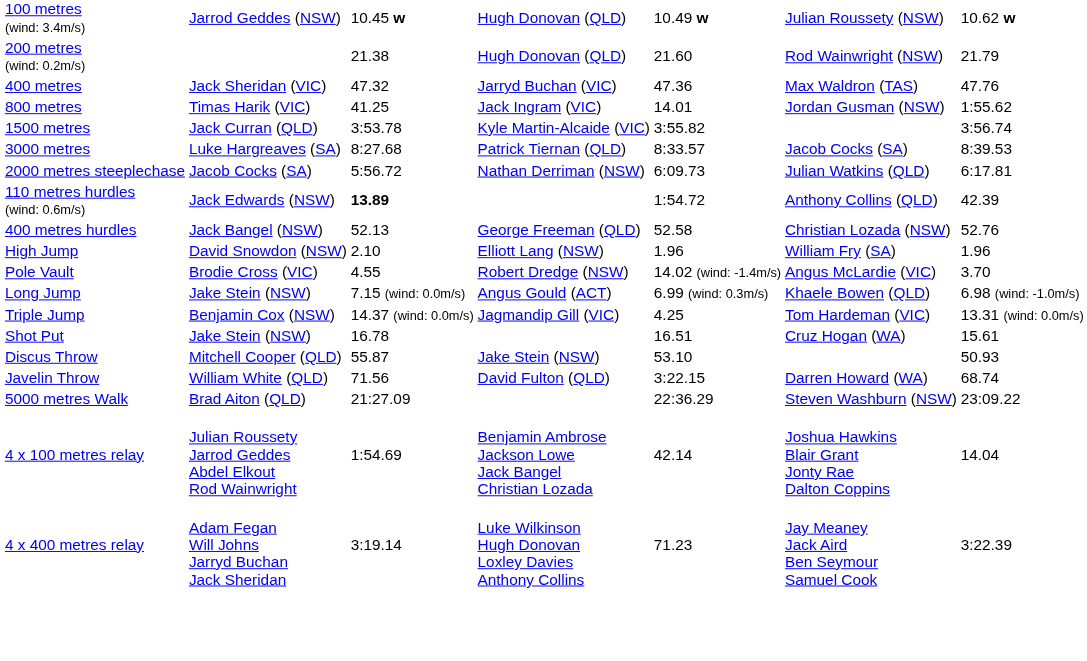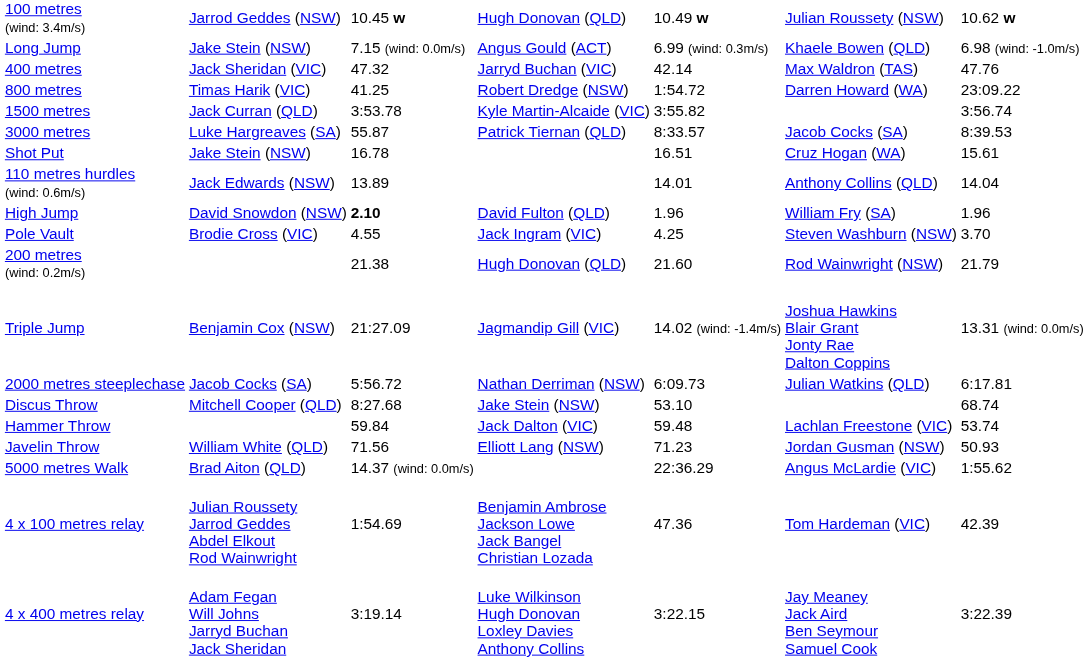rows swapped: (45, 56) <-> (43, 293)
(673, 86) 47.36 -> (673, 69) 42.14
(539, 107) Jack Ingram (VIC) -> (553, 90) Robert Dredge (NSW)
(673, 107) 14.01 -> (679, 90) 1:54.72
(865, 107) Jordan Gusman (NSW) -> (856, 90) Darren Howard (WA)
(986, 107) 1:55.62 -> (991, 90) 23:09.22
(376, 149) 8:27.68 -> (370, 132) 55.87
rows swapped: (95, 170) <-> (34, 335)
(370, 200) bold -> (370, 183) normal
(679, 200) 1:54.72 -> (673, 183) 14.01
(980, 200) 42.39 -> (980, 183) 14.04
- row: (71, 230)
(366, 251) normal -> (366, 213) bold
(541, 251) Elliott Lang (NSW) -> (544, 213) David Fulton (QLD)
(553, 272) Robert Dredge (NSW) -> (539, 234) Jack Ingram (VIC)
(717, 272) 14.02 (wind: -1.4m/s) -> (669, 234) 4.25
(861, 272) Angus McLardie (VIC) -> (871, 234) Steven Washburn (NSW)
(412, 314) 14.37 (wind: 0.0m/s) -> (381, 328) 21:27.09
(669, 314) 4.25 -> (717, 328) 14.02 (wind: -1.4m/s)
(858, 314) Tom Hardeman (VIC) -> (841, 336) Joshua Hawkins Blair Grant Jonty Rae Dalton Coppins
(370, 357) 55.87 -> (376, 405) 8:27.68
(980, 357) 50.93 -> (980, 405) 68.74
+ row: (58, 426)
(544, 378) David Fulton (QLD) -> (541, 447) Elliott Lang (NSW)
(679, 378) 3:22.15 -> (673, 447) 71.23
(856, 378) Darren Howard (WA) -> (865, 447) Jordan Gusman (NSW)
(980, 378) 68.74 -> (980, 447) 50.93
(381, 399) 21:27.09 -> (412, 468) 14.37 (wind: 0.0m/s)
(871, 399) Steven Washburn (NSW) -> (861, 468) Angus McLardie (VIC)
(991, 399) 23:09.22 -> (986, 468) 1:55.62
(673, 454) 42.14 -> (673, 524) 47.36
(841, 463) Joshua Hawkins Blair Grant Jonty Rae Dalton Coppins -> (858, 524) Tom Hardeman (VIC)
(980, 454) 14.04 -> (980, 524) 42.39
(673, 545) 71.23 -> (679, 614) 3:22.15
